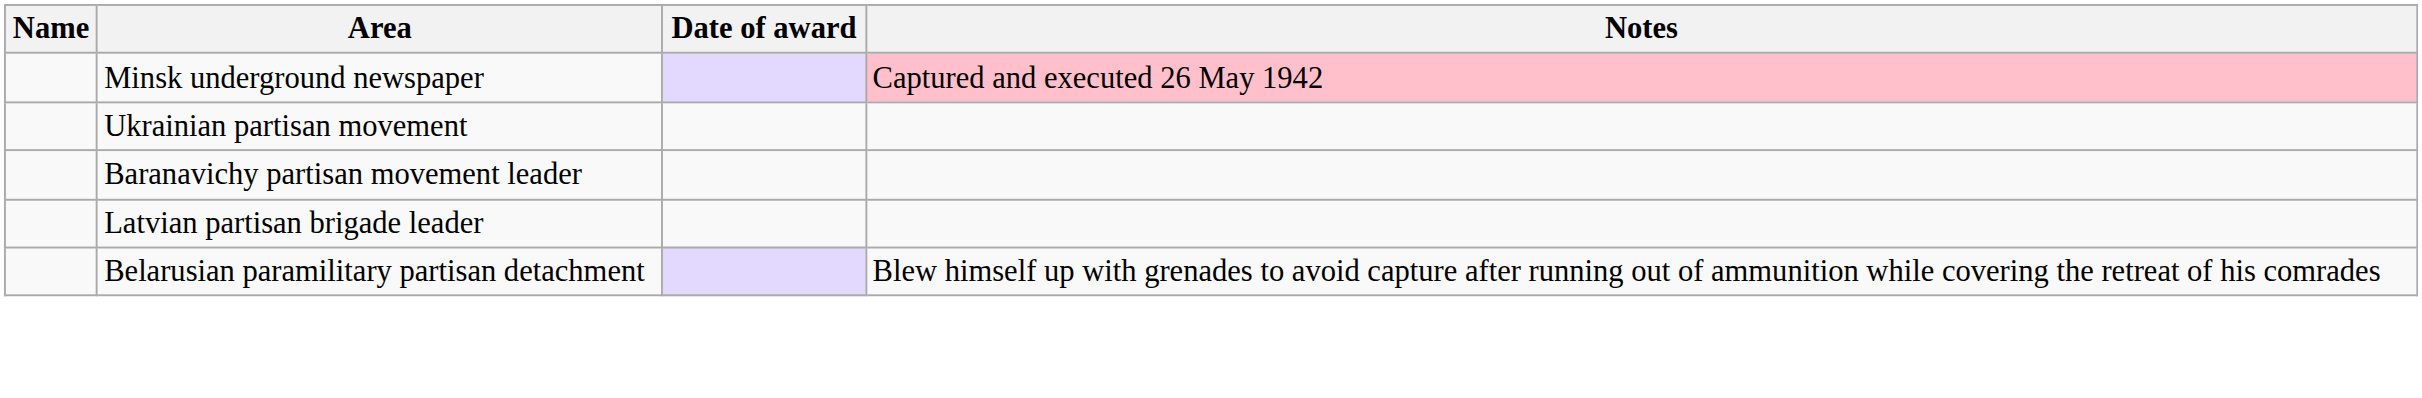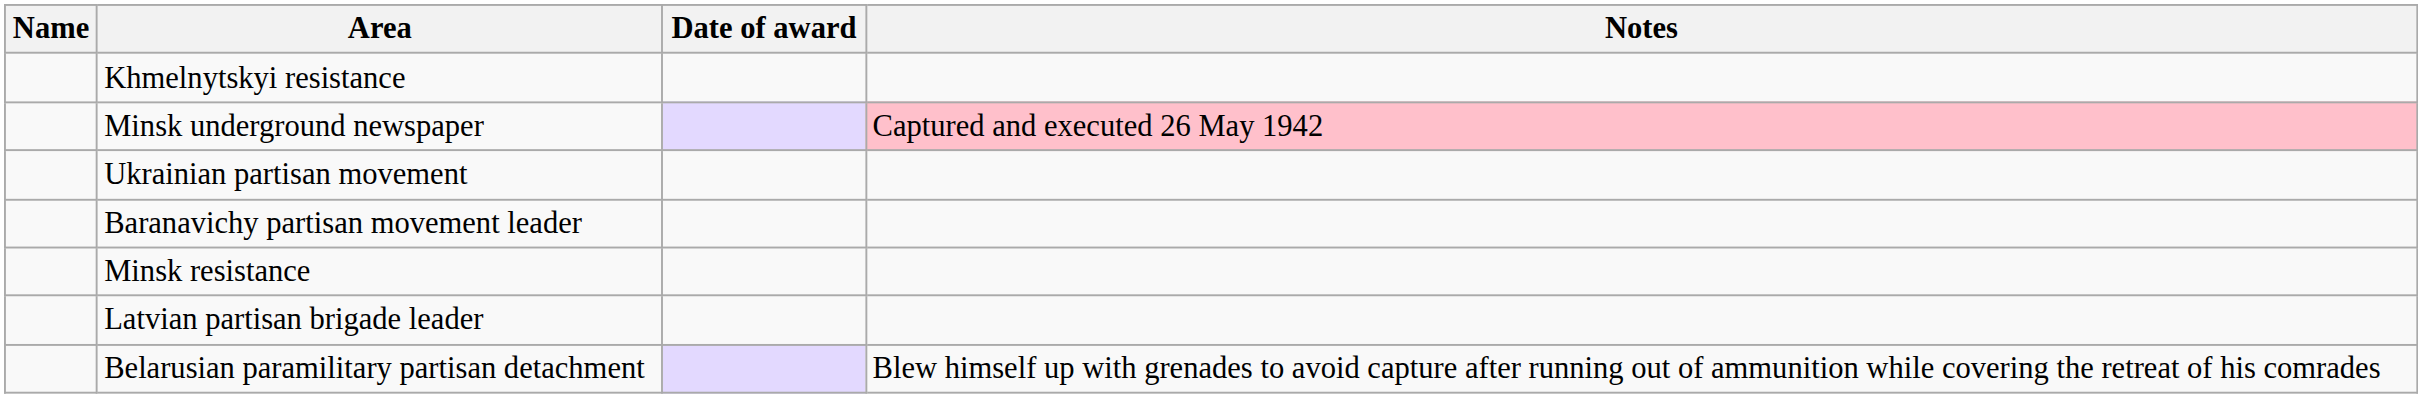+ row: (255, 77)
+ row: (207, 271)
